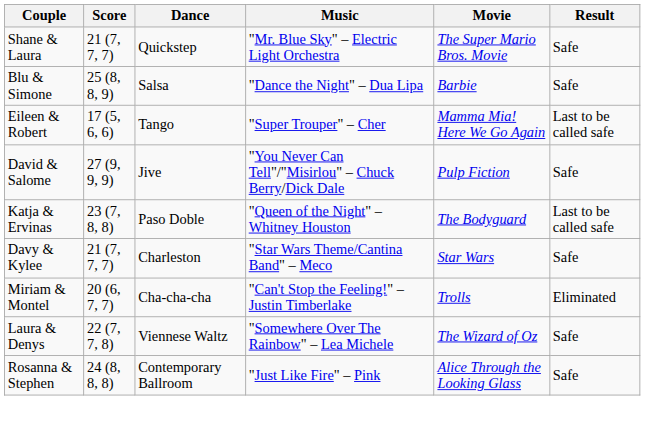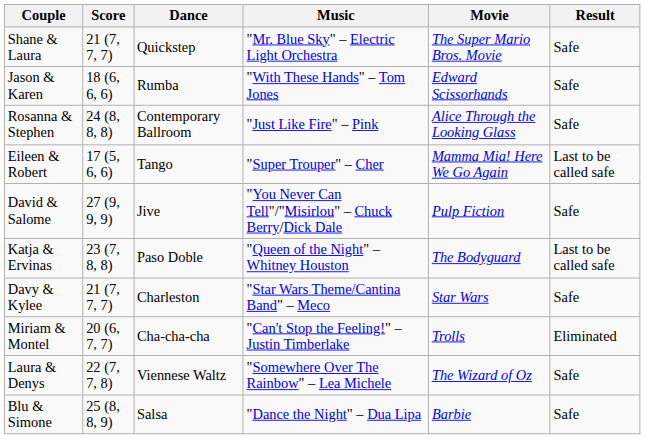+ row: (31, 85)
rows swapped: (40, 375) <-> (30, 85)
